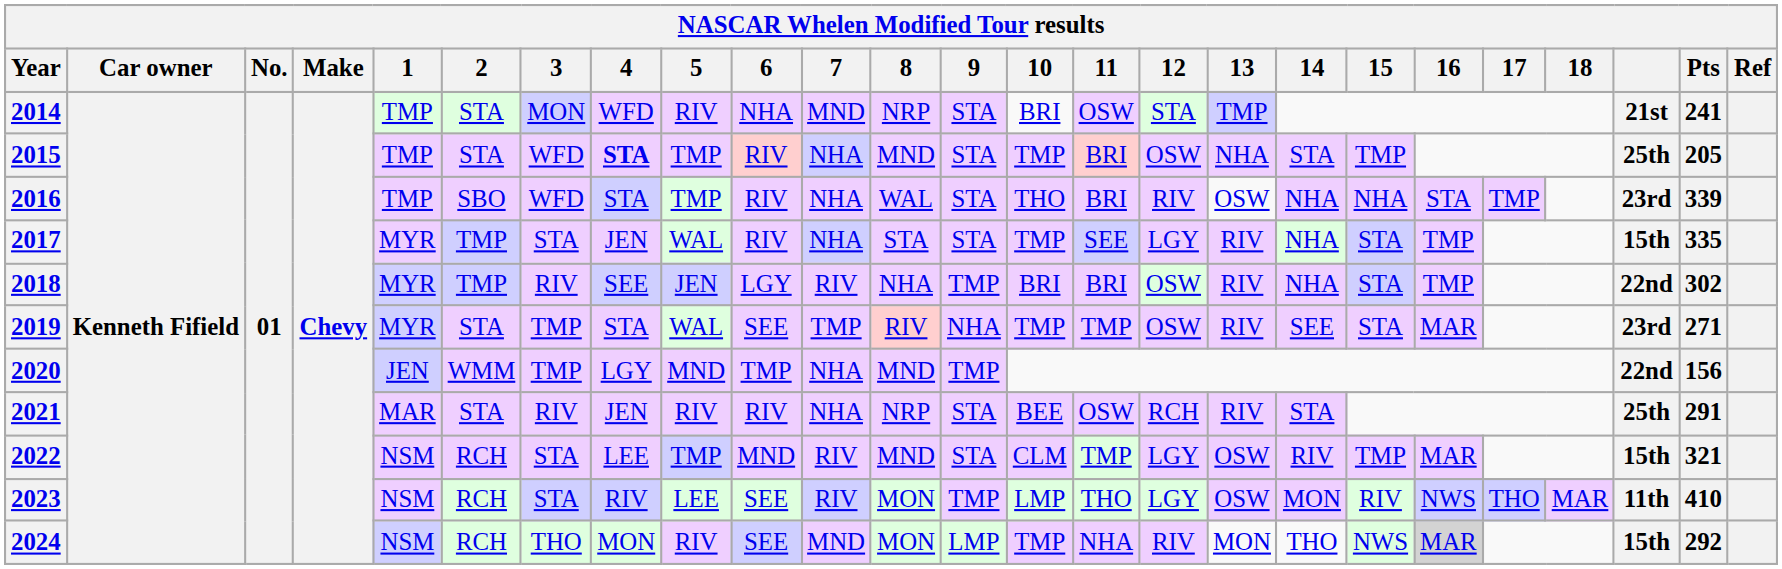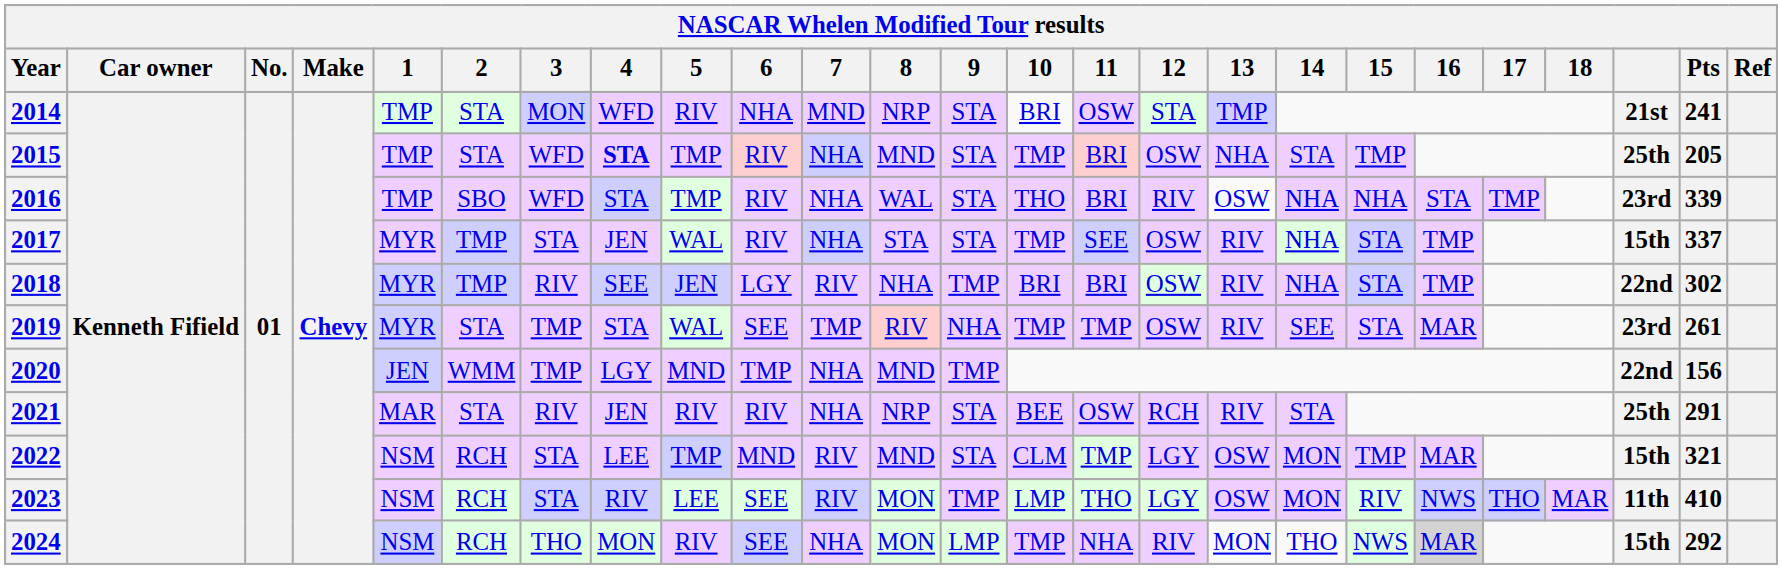(1173, 241) LGY -> (1173, 241) OSW
(1703, 241) 335 -> (1703, 241) 337
(1703, 327) 271 -> (1703, 327) 261
(1312, 456) RIV -> (1312, 456) MON
(836, 542) MND -> (836, 542) NHA
